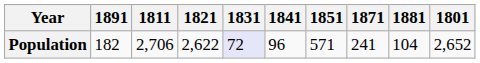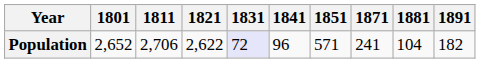columns swapped: (453, 17) <-> (111, 17)
